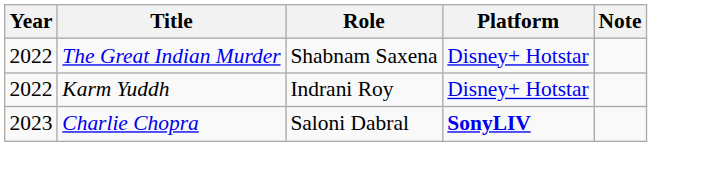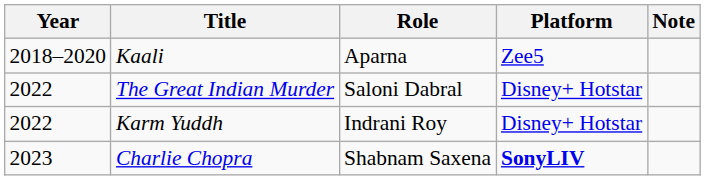+ row: (140, 55)
(364, 55) Shabnam Saxena -> (403, 89) Saloni Dabral
(350, 123) Saloni Dabral -> (418, 157) Shabnam Saxena
